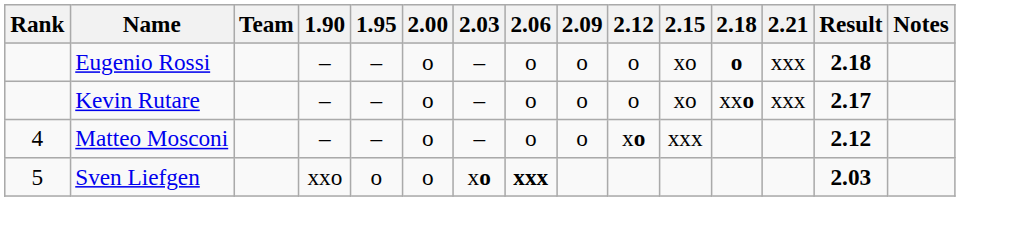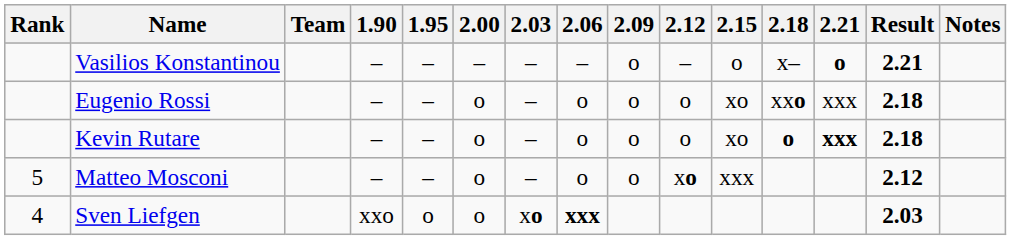+ row: (178, 62)
(737, 62) o -> (788, 100) xxo
(737, 100) xxo -> (788, 138) o
(788, 100) normal -> (840, 138) bold
(851, 100) 2.17 -> (902, 138) 2.18
(37, 138) 4 -> (37, 177) 5
(37, 177) 5 -> (37, 215) 4
